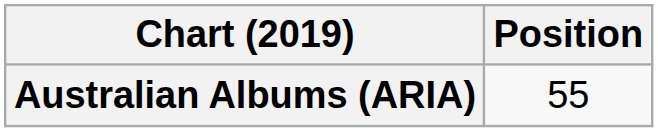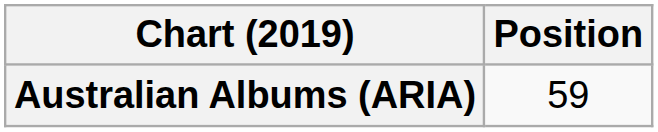(568, 94) 55 -> (568, 94) 59
